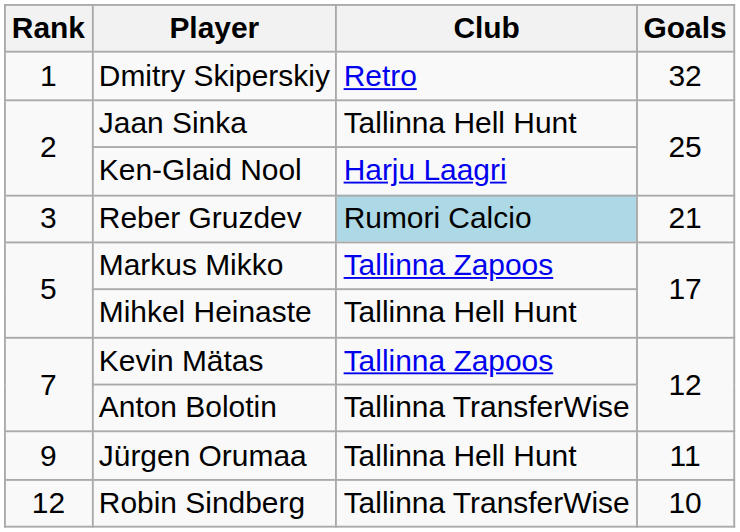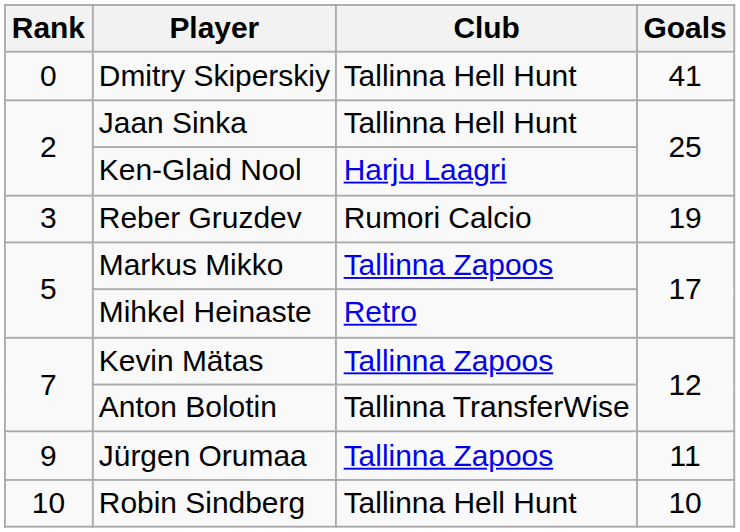(48, 75) 1 -> (48, 75) 0
(380, 75) Retro -> (460, 75) Tallinna Hell Hunt
(685, 75) 32 -> (685, 75) 41
(438, 218) lightblue background -> (438, 218) no background
(685, 218) 21 -> (685, 218) 19
(460, 312) Tallinna Hell Hunt -> (380, 312) Retro
(460, 455) Tallinna Hell Hunt -> (448, 455) Tallinna Zapoos
(48, 502) 12 -> (48, 502) 10
(487, 502) Tallinna TransferWise -> (460, 502) Tallinna Hell Hunt
